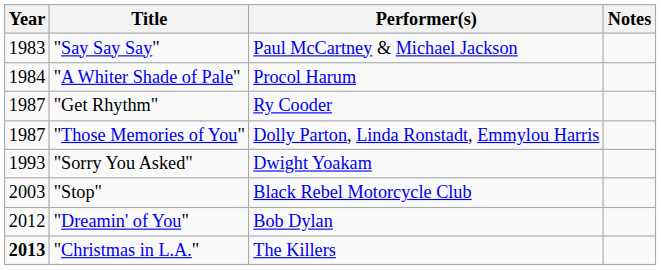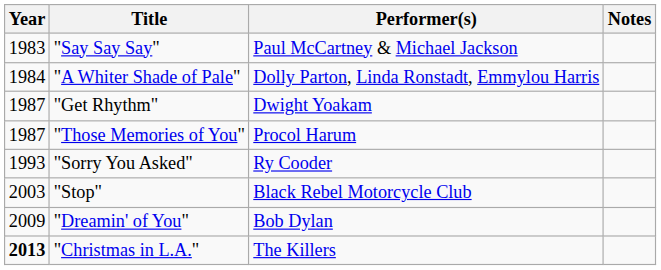(305, 76) Procol Harum -> (426, 76) Dolly Parton, Linda Ronstadt, Emmylou Harris
(293, 105) Ry Cooder -> (313, 105) Dwight Yoakam
(426, 134) Dolly Parton, Linda Ronstadt, Emmylou Harris -> (305, 134) Procol Harum
(313, 163) Dwight Yoakam -> (293, 163) Ry Cooder
(27, 221) 2012 -> (27, 221) 2009
